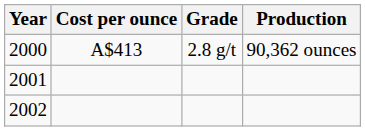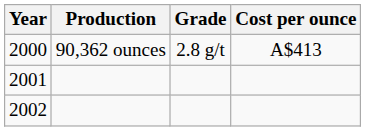columns swapped: (302, 19) <-> (116, 19)
